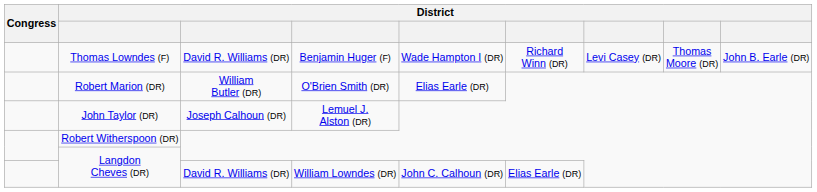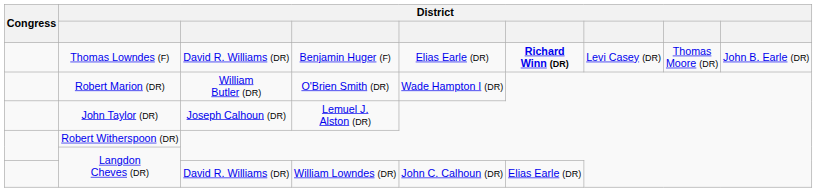(452, 57) Wade Hampton I (DR) -> (452, 57) Elias Earle (DR)
(545, 57) normal -> (545, 57) bold
(452, 86) Elias Earle (DR) -> (452, 86) Wade Hampton I (DR)
